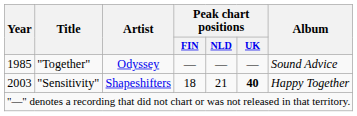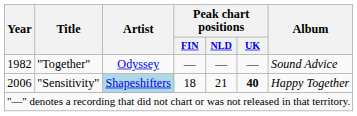(19, 64) 1985 -> (19, 64) 1982
(19, 83) 2003 -> (19, 83) 2006
(138, 83) no background -> (138, 83) lightblue background
